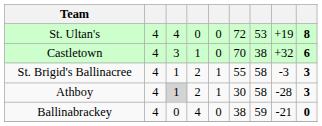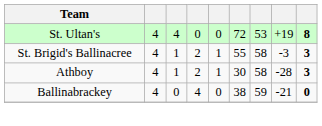- row: (75, 53)
(176, 92) lightgrey background -> (176, 72) no background
